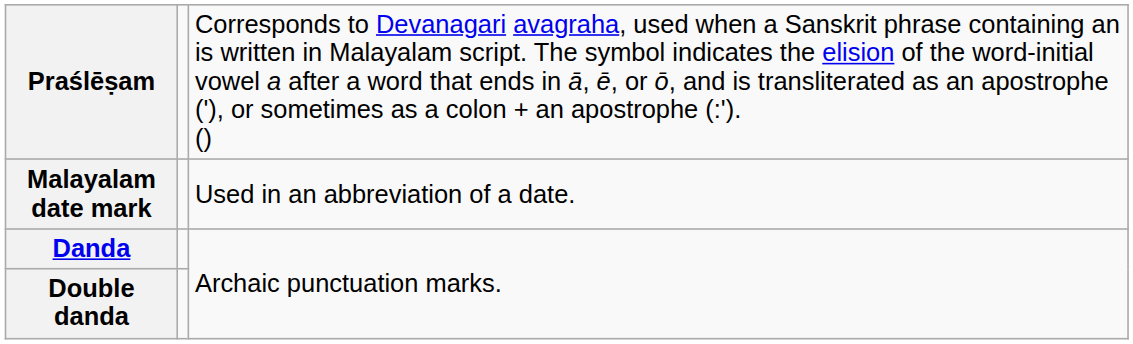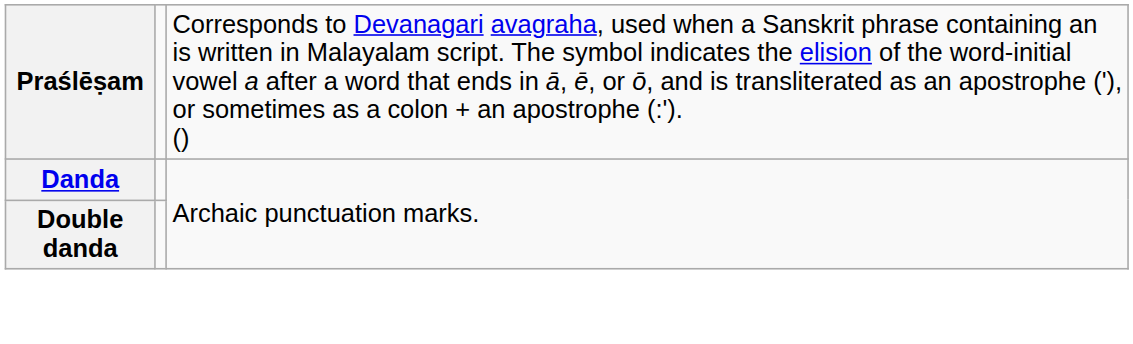- row: (91, 193)
